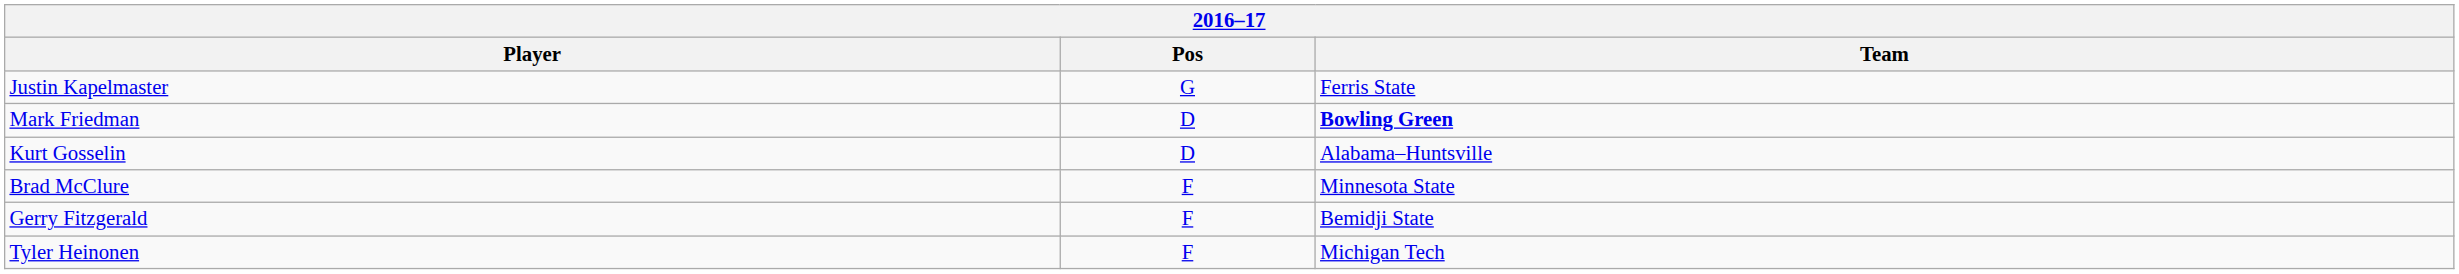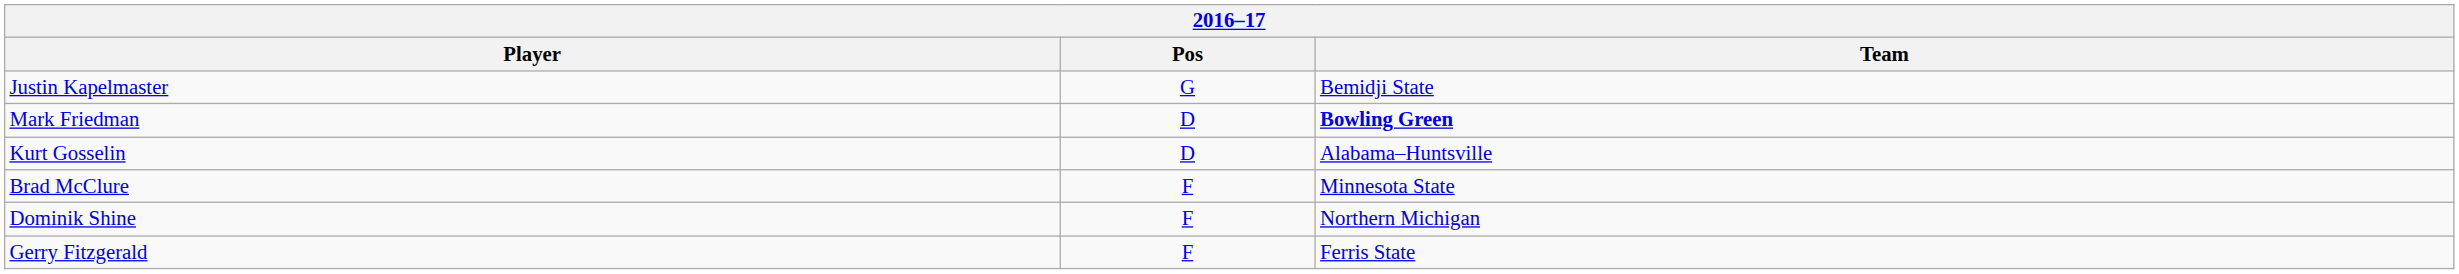(1368, 86) Ferris State -> (1377, 86) Bemidji State
+ row: (73, 218)
(1377, 218) Bemidji State -> (1368, 251) Ferris State
- row: (74, 251)
